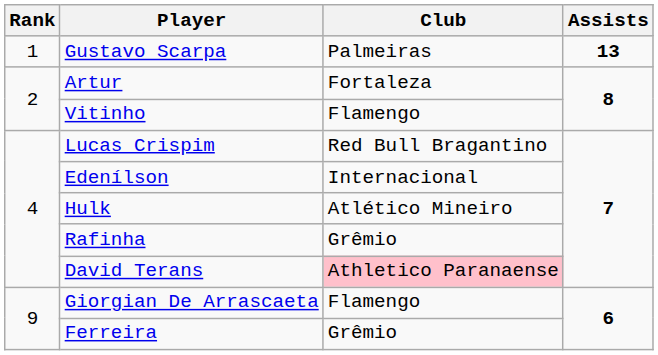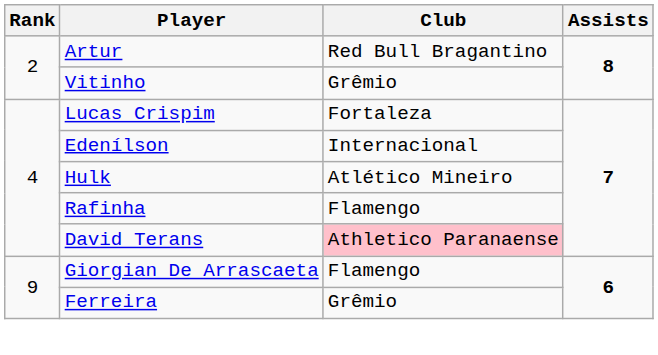- row: (146, 52)
(380, 83) Fortaleza -> (438, 52) Red Bull Bragantino
(374, 114) Flamengo -> (363, 83) Grêmio
(438, 146) Red Bull Bragantino -> (380, 114) Fortaleza
(363, 240) Grêmio -> (374, 209) Flamengo
